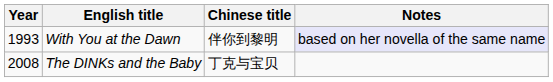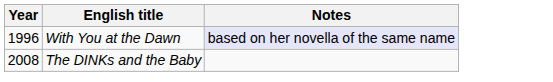- column: (250, 15)
(23, 39) 1993 -> (23, 37) 1996
